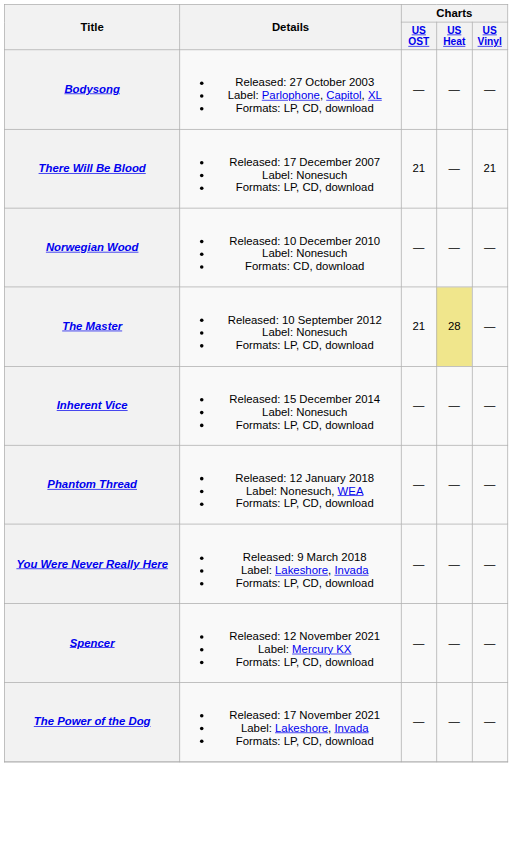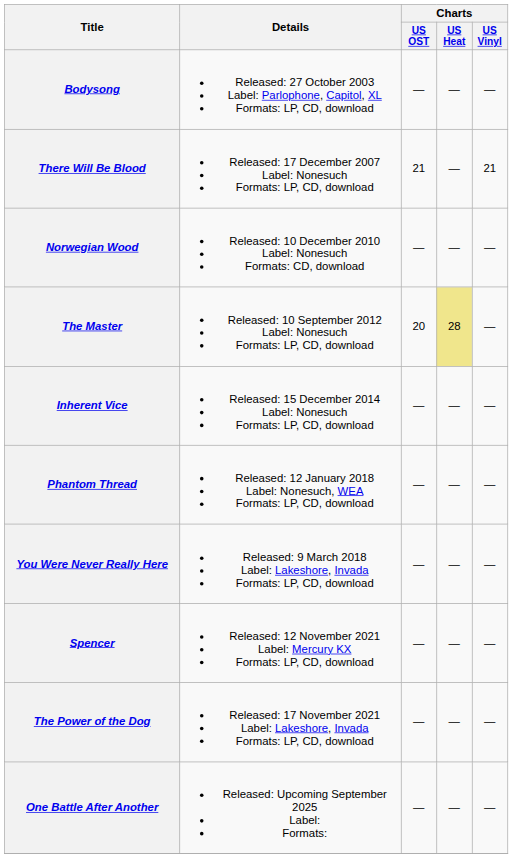(419, 326) 21 -> (419, 326) 20
+ row: (92, 807)
